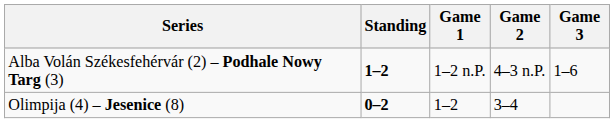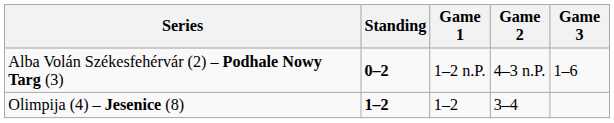(377, 70) 1–2 -> (377, 70) 0–2
(377, 104) 0–2 -> (377, 104) 1–2
